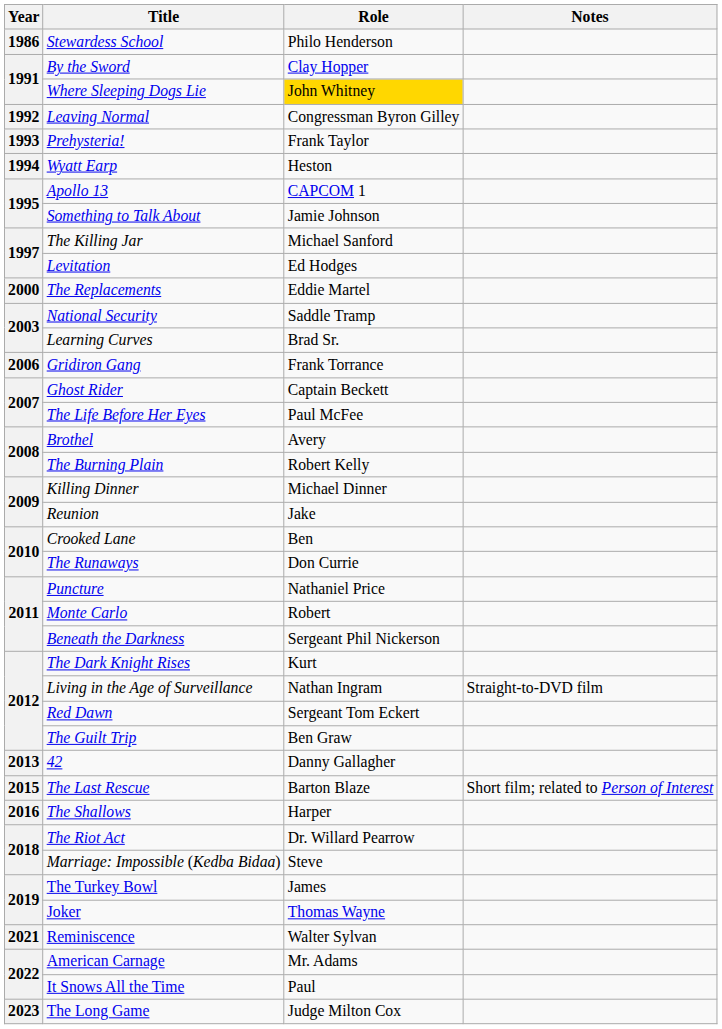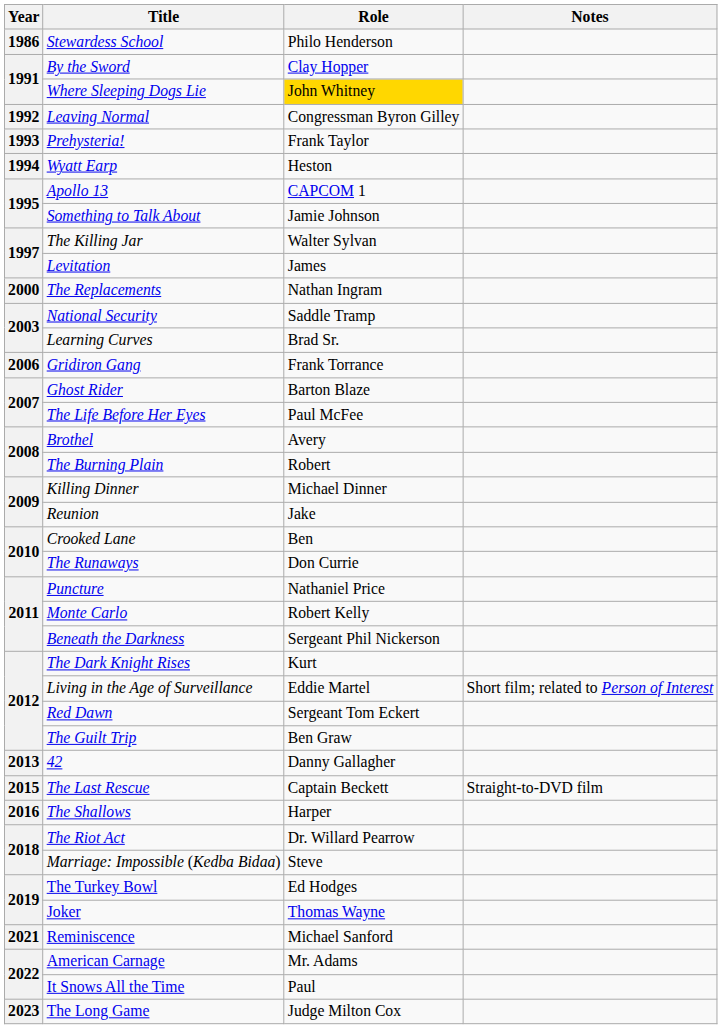(340, 240) Michael Sanford -> (332, 240) Walter Sylvan
(322, 265) Ed Hodges -> (307, 265) James
(329, 290) Eddie Martel -> (335, 290) Nathan Ingram
(338, 389) Captain Beckett -> (329, 389) Barton Blaze
(329, 464) Robert Kelly -> (309, 464) Robert
(309, 613) Robert -> (329, 613) Robert Kelly
(335, 688) Nathan Ingram -> (329, 688) Eddie Martel
(535, 688) Straight-to-DVD film -> (590, 688) Short film; related to Person of Interest
(329, 787) Barton Blaze -> (338, 787) Captain Beckett
(590, 787) Short film; related to Person of Interest -> (535, 787) Straight-to-DVD film
(307, 887) James -> (322, 887) Ed Hodges
(332, 937) Walter Sylvan -> (340, 937) Michael Sanford
